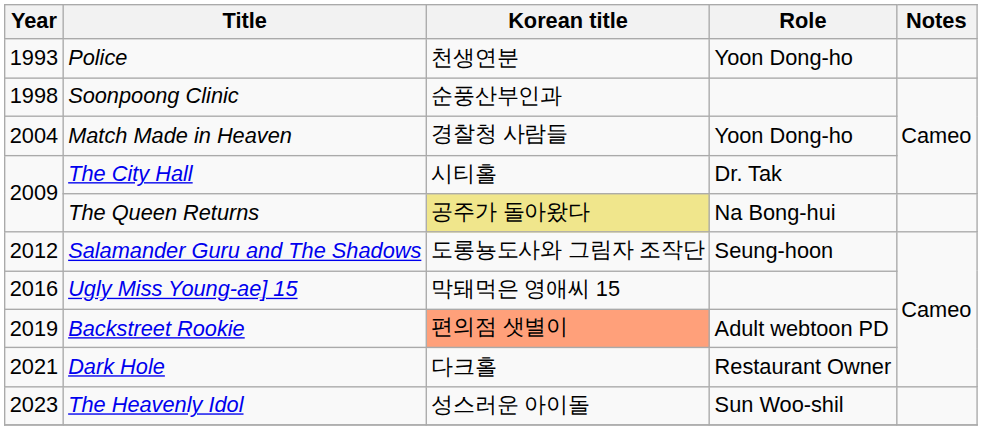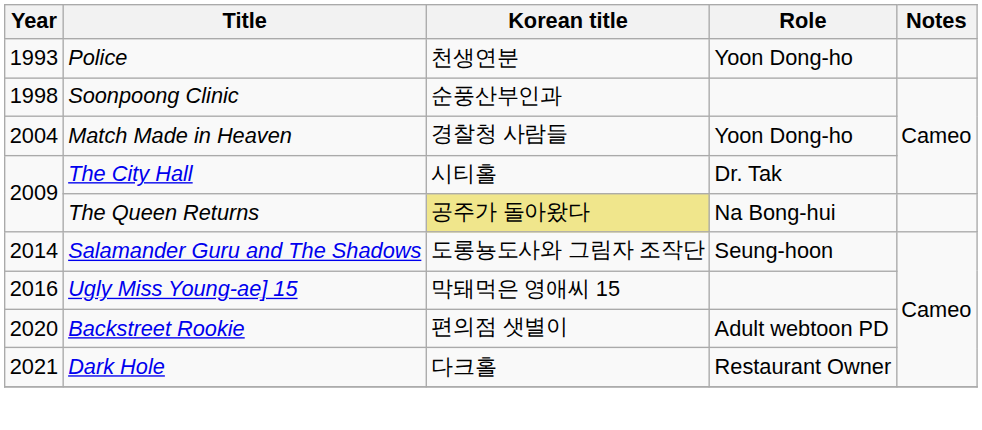(34, 251) 2012 -> (34, 251) 2014
(34, 328) 2019 -> (34, 328) 2020
(500, 327) lightsalmon background -> (500, 327) no background
- row: (156, 405)
